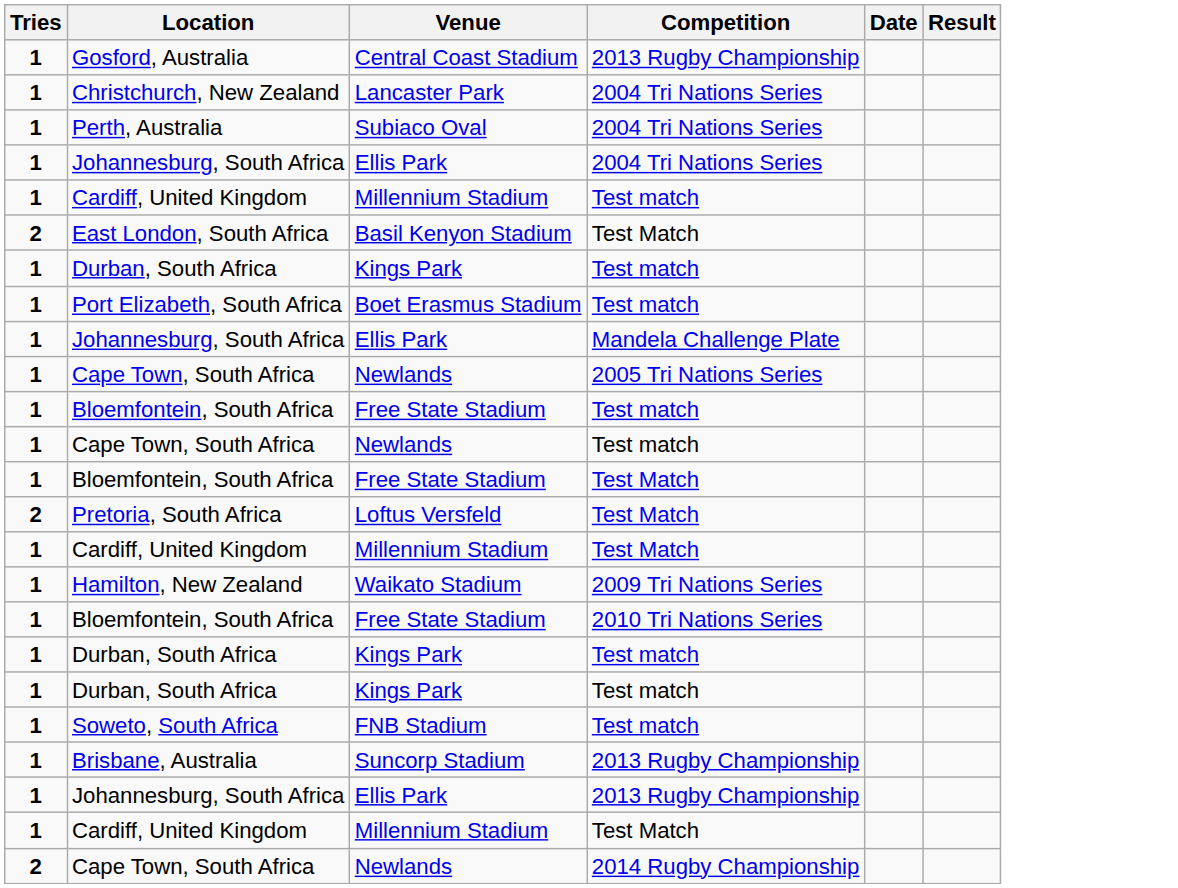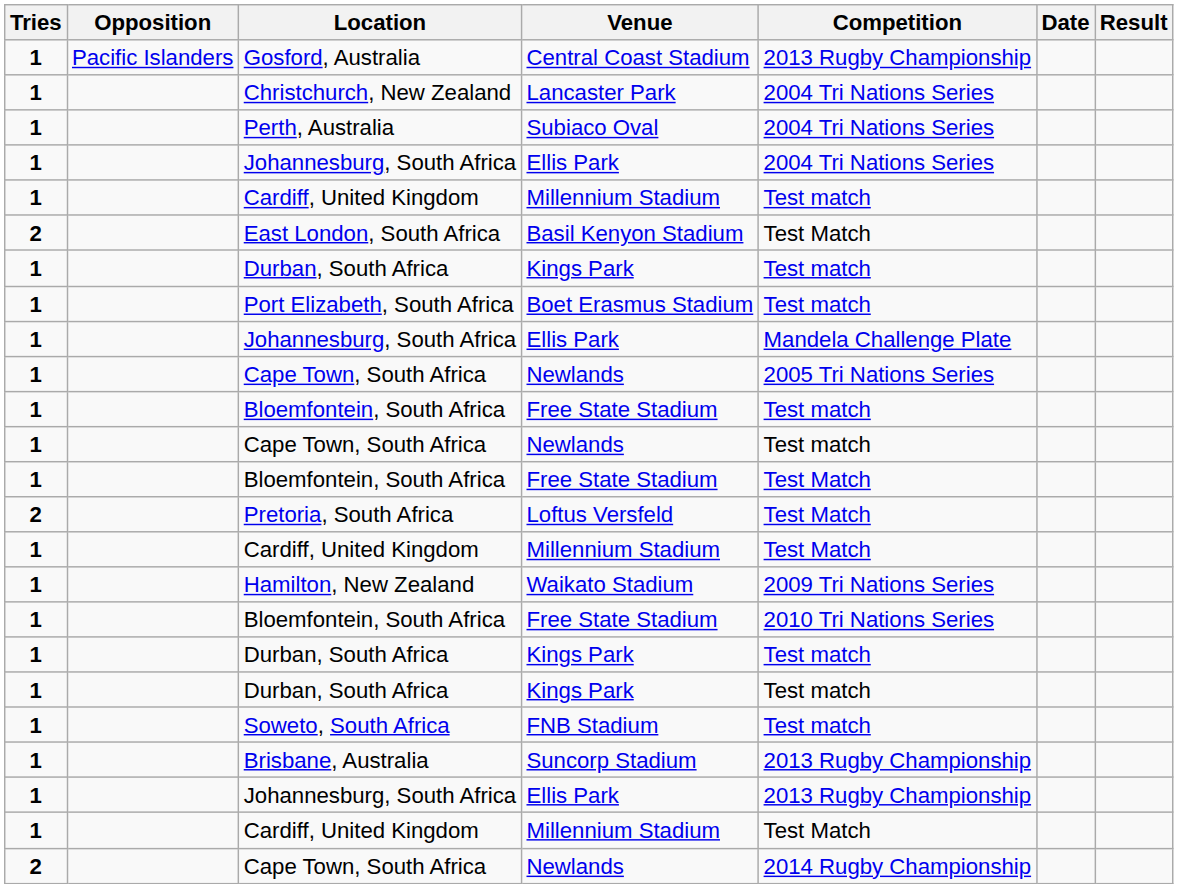+ column: (153, 22)
